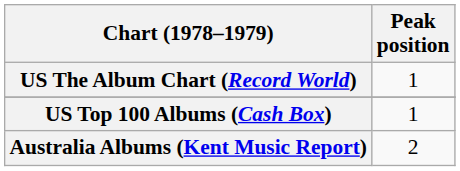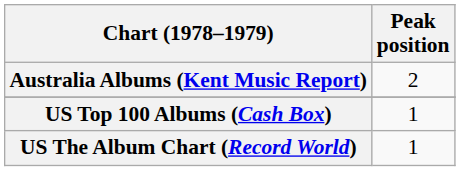rows swapped: (188, 147) <-> (188, 79)
